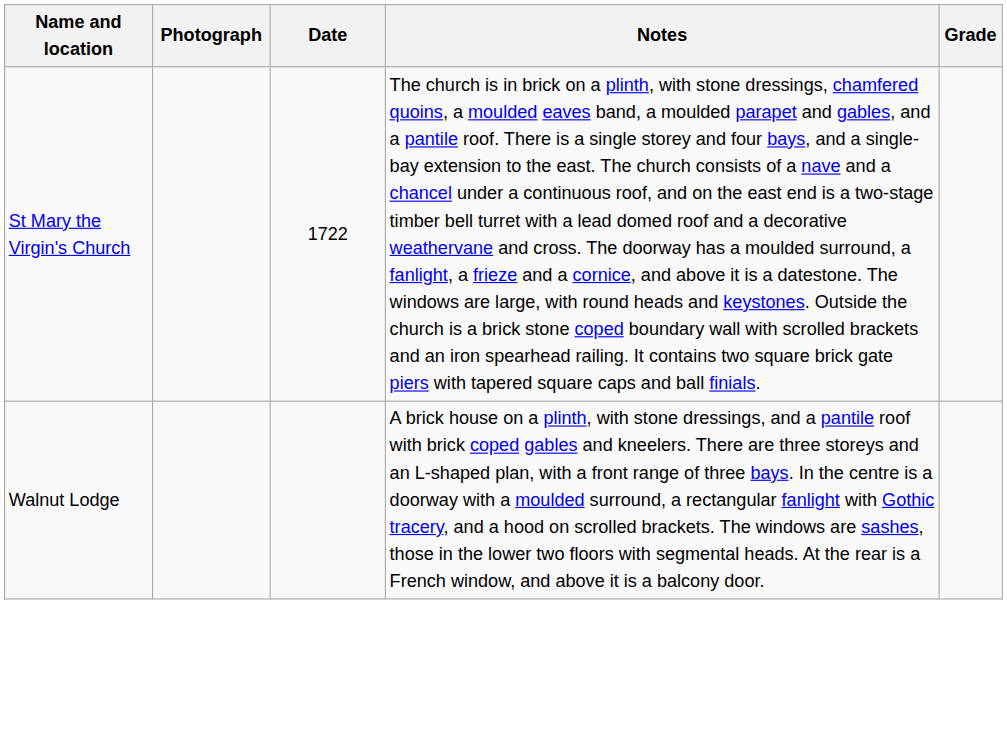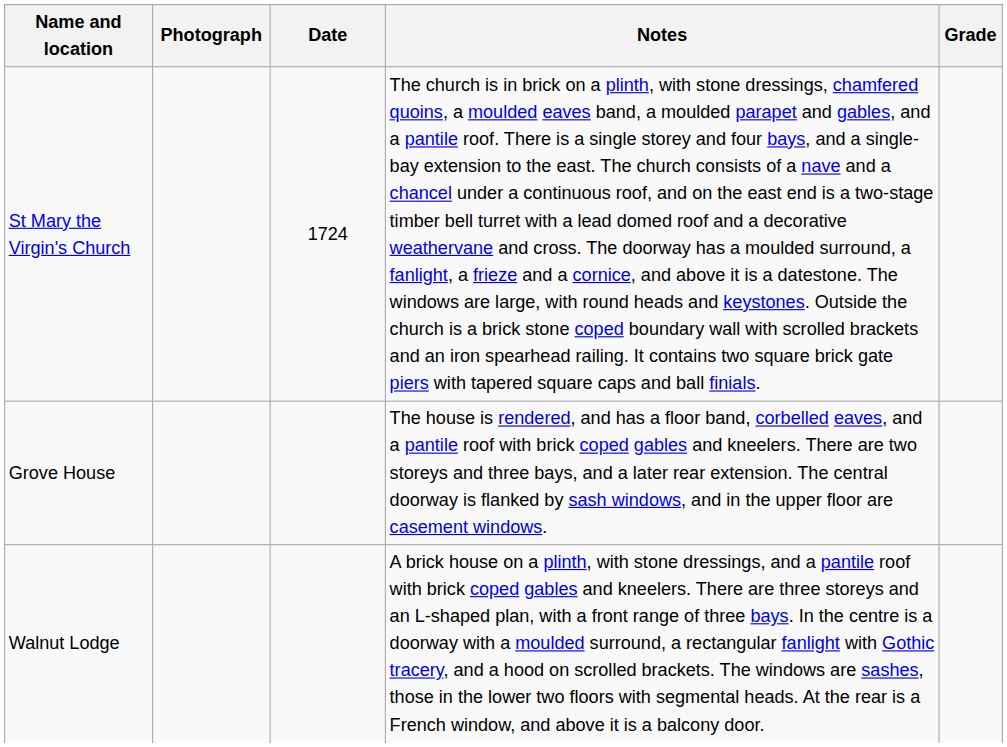(328, 233) 1722 -> (328, 233) 1724
+ row: (62, 472)
